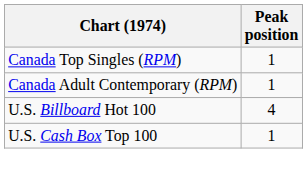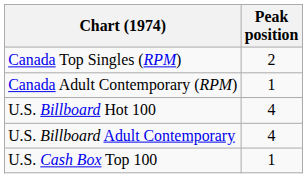(271, 60) 1 -> (271, 60) 2
+ row: (122, 135)
